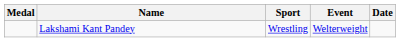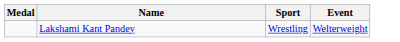- column: (383, 12)
